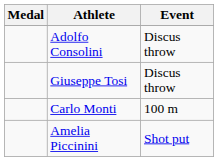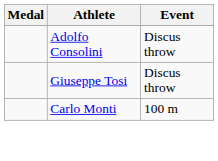- row: (74, 138)
